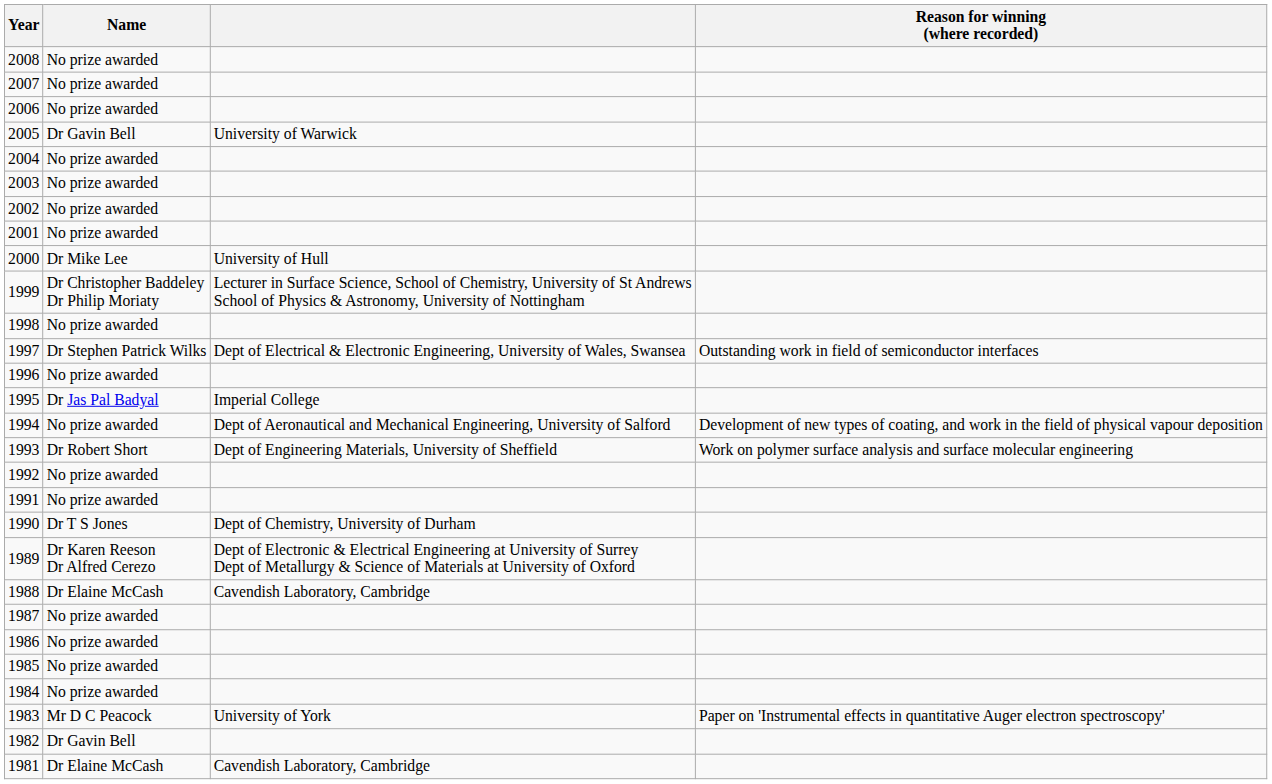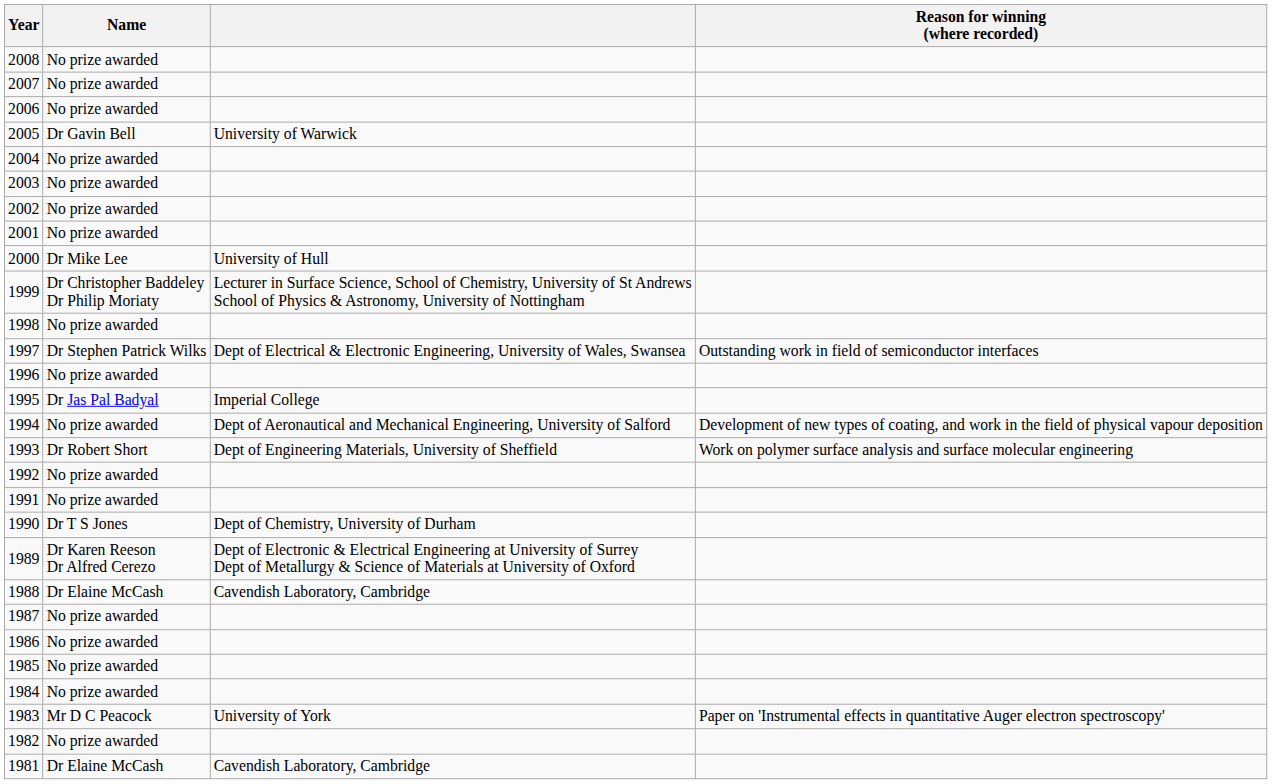(91, 741) Dr Gavin Bell -> (102, 741) No prize awarded
